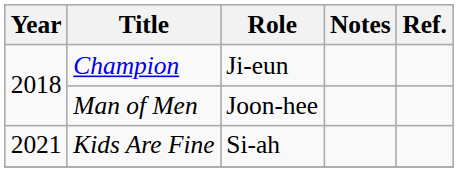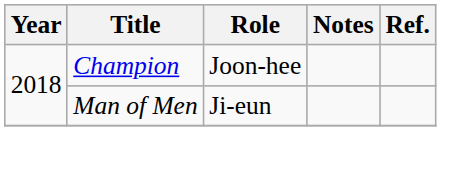(257, 65) Ji-eun -> (255, 65) Joon-hee
(272, 105) Joon-hee -> (240, 105) Ji-eun
- row: (144, 145)
